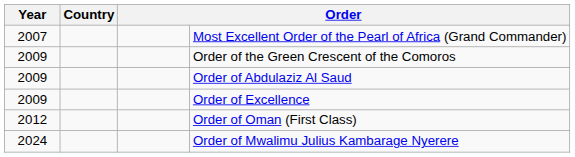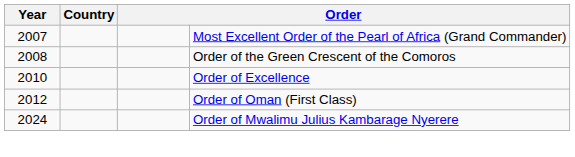(32, 57) 2009 -> (32, 57) 2008
- row: (272, 78)
(32, 99) 2009 -> (32, 78) 2010
